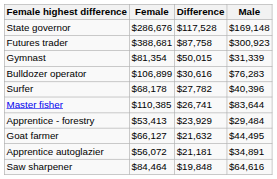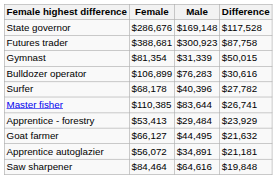columns swapped: (249, 12) <-> (201, 12)
